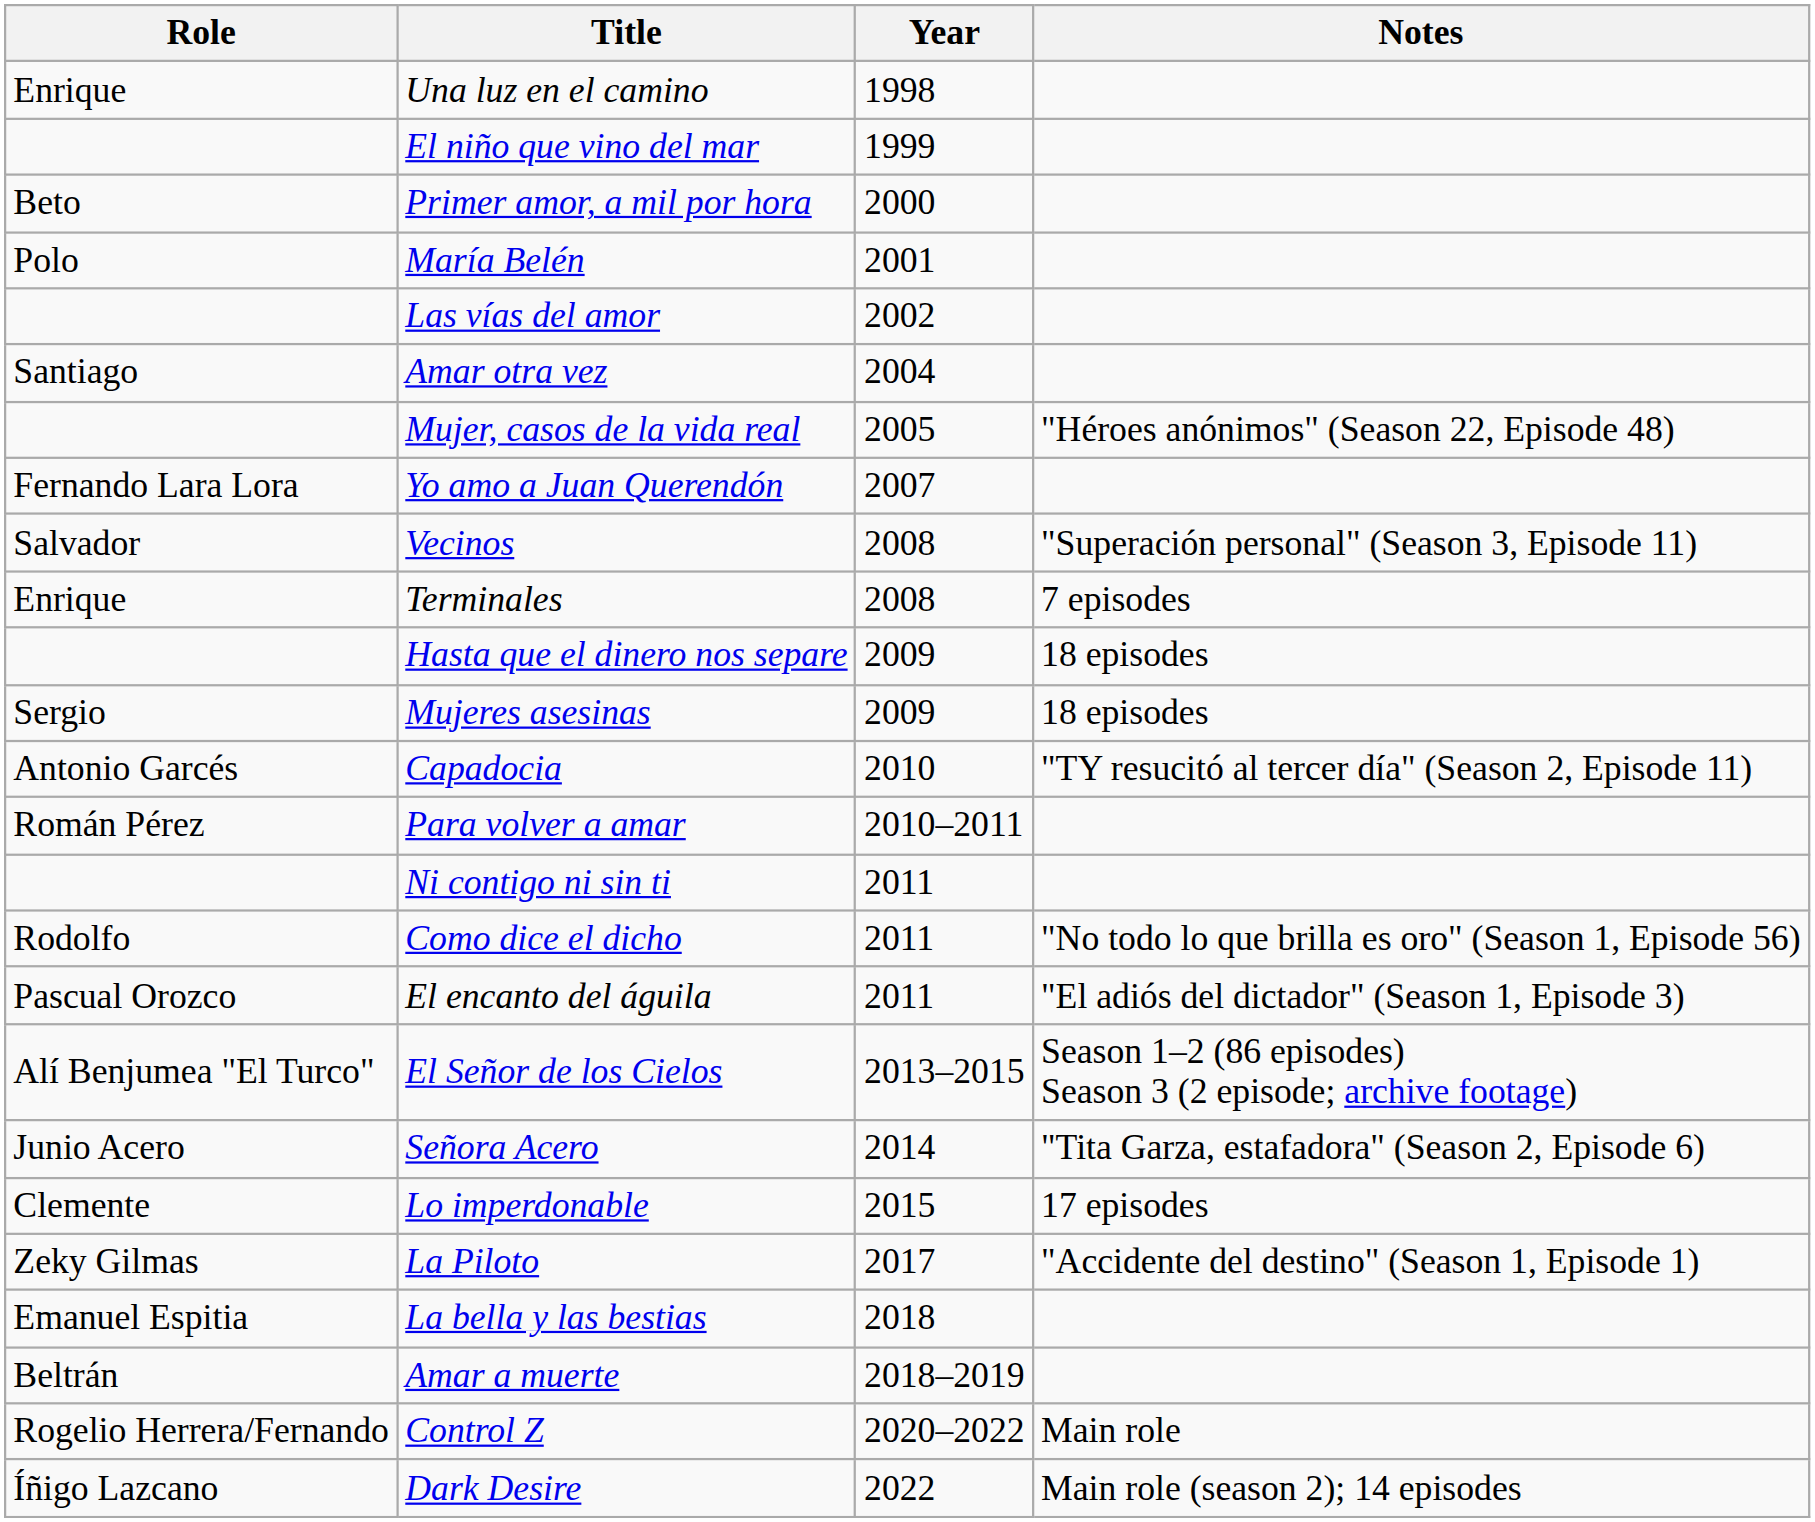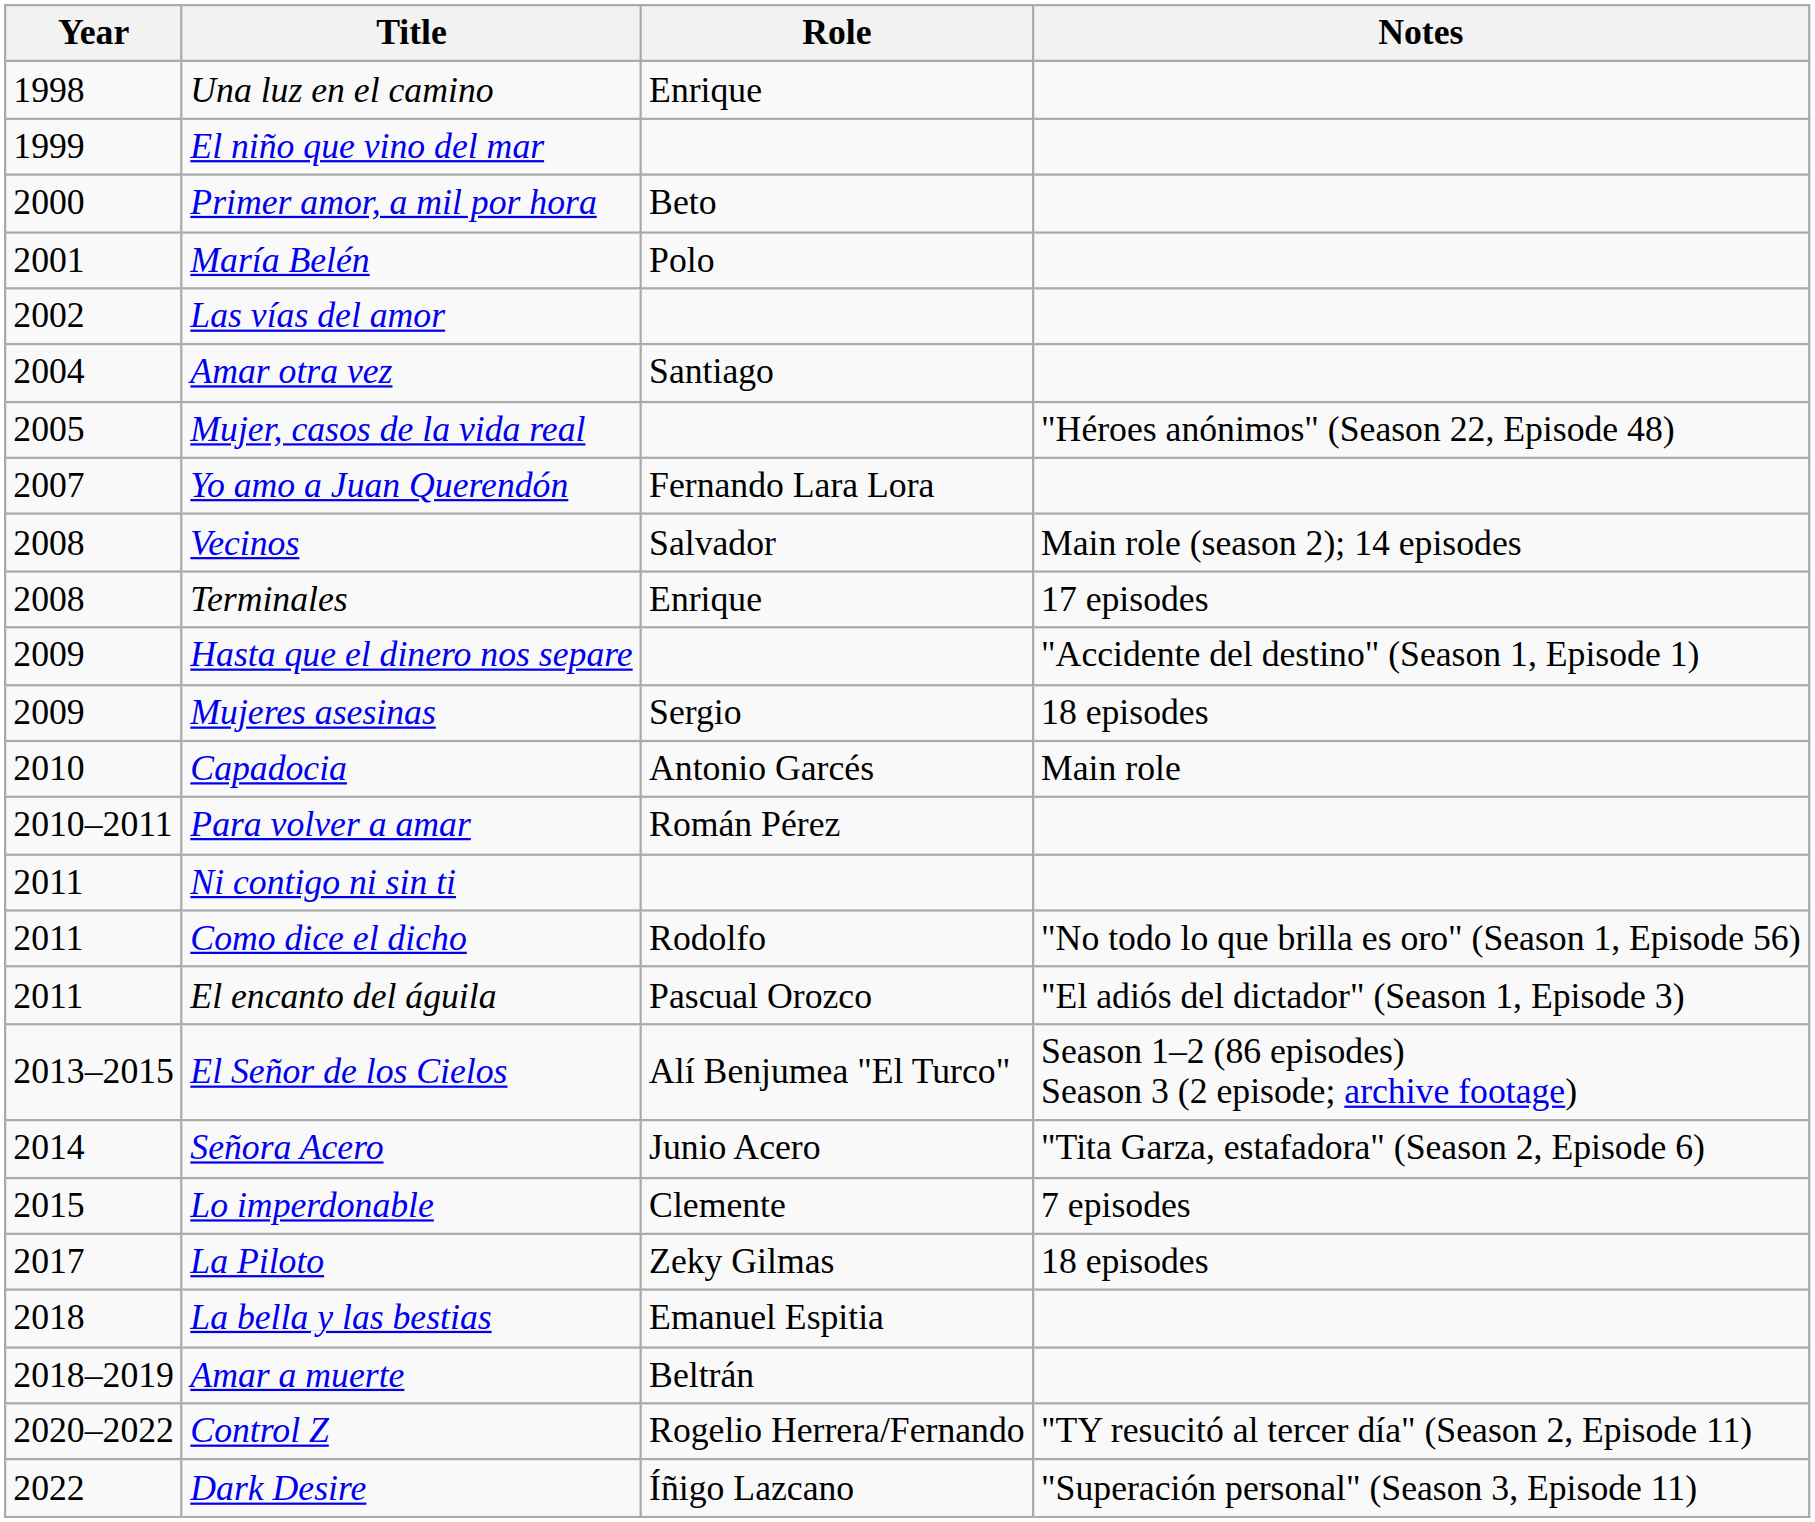columns swapped: (944, 32) <-> (201, 32)
(1369, 542) "Superación personal" (Season 3, Episode 11) -> (1281, 542) Main role (season 2); 14 episodes
(1116, 598) 7 episodes -> (1125, 598) 17 episodes
(1125, 655) 18 episodes -> (1370, 655) "Accidente del destino" (Season 1, Episode 1)
(1397, 768) "TY resucitó al tercer día" (Season 2, Episode 11) -> (1111, 768) Main role
(1125, 1204) 17 episodes -> (1116, 1204) 7 episodes
(1370, 1261) "Accidente del destino" (Season 1, Episode 1) -> (1125, 1261) 18 episodes
(1111, 1431) Main role -> (1397, 1431) "TY resucitó al tercer día" (Season 2, Episode 11)
(1281, 1487) Main role (season 2); 14 episodes -> (1369, 1487) "Superación personal" (Season 3, Episode 11)
